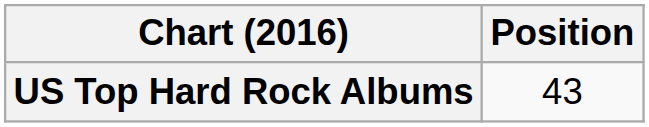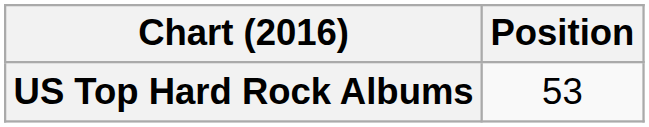(562, 91) 43 -> (562, 91) 53
